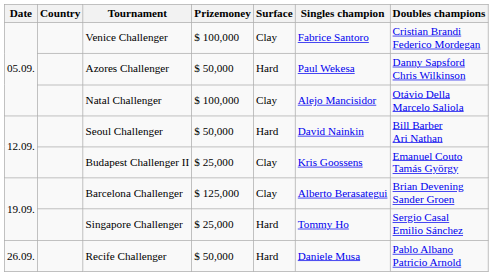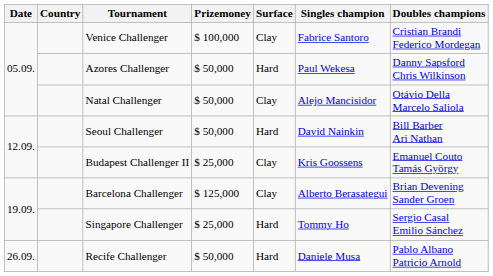(217, 99) $ 100,000 -> (214, 99) $ 50,000
